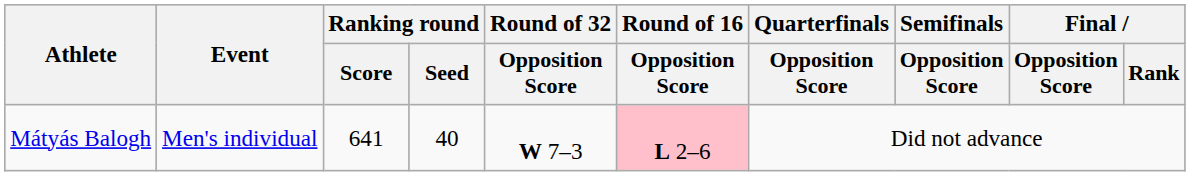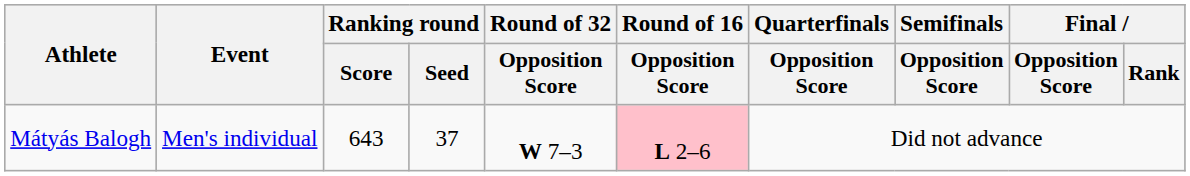(366, 137) 641 -> (366, 137) 643
(447, 137) 40 -> (447, 137) 37
